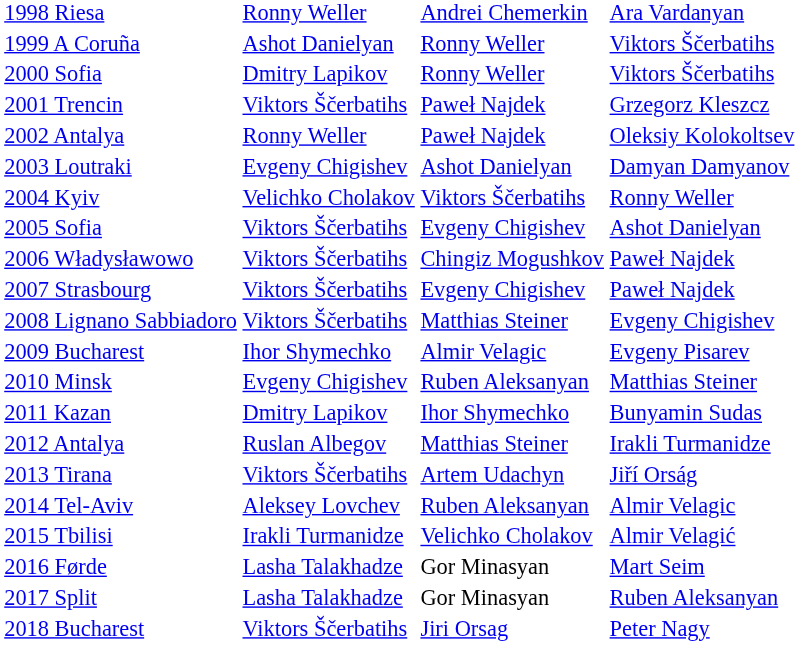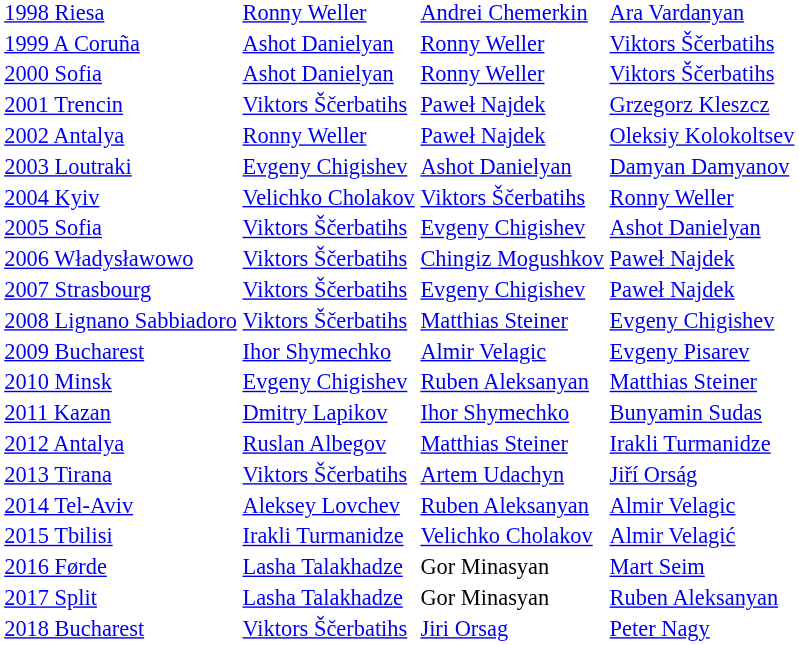(315, 74) Dmitry Lapikov -> (318, 74) Ashot Danielyan
